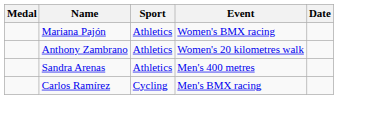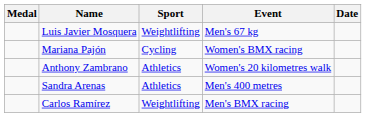+ row: (89, 31)
(153, 31) Athletics -> (159, 49) Cycling
(150, 85) Cycling -> (171, 103) Weightlifting
